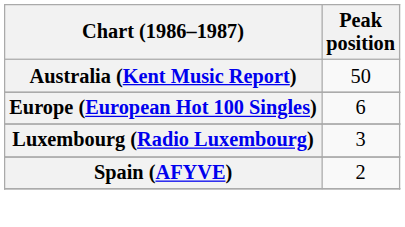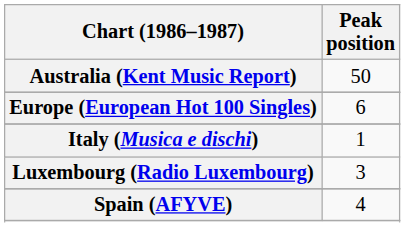+ row: (163, 140)
(361, 172) 2 -> (361, 204) 4
